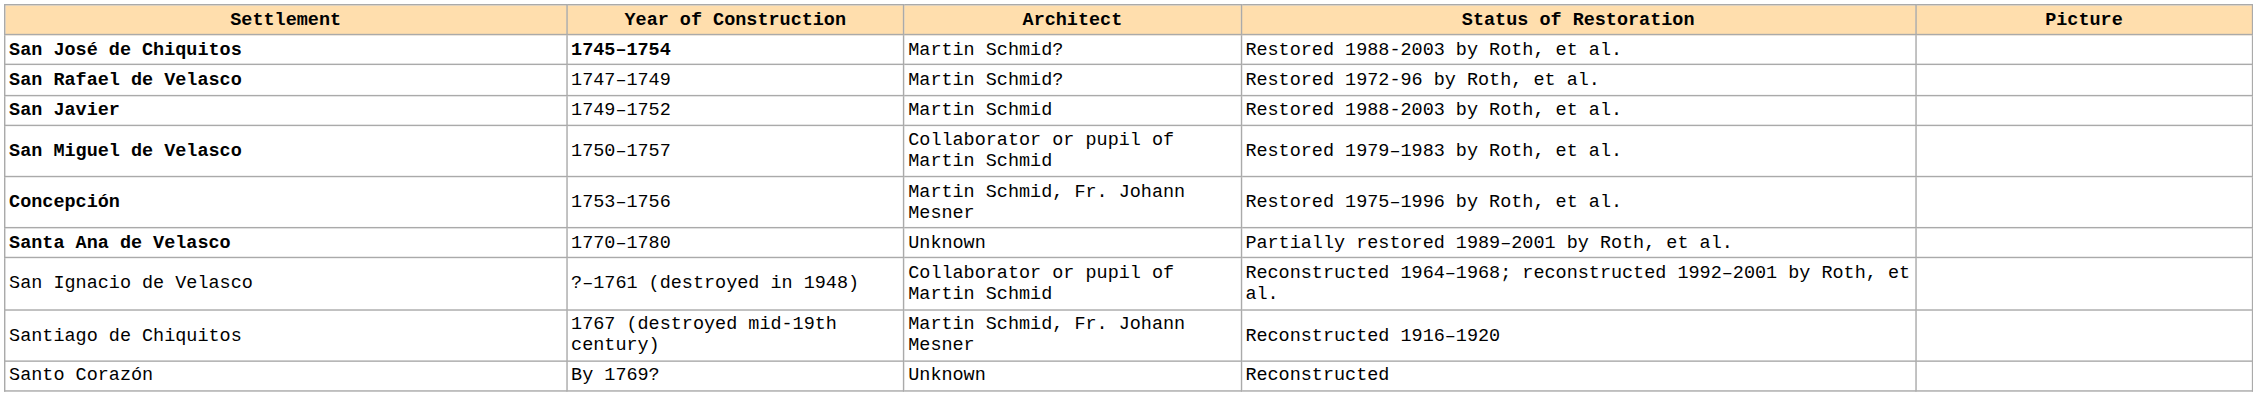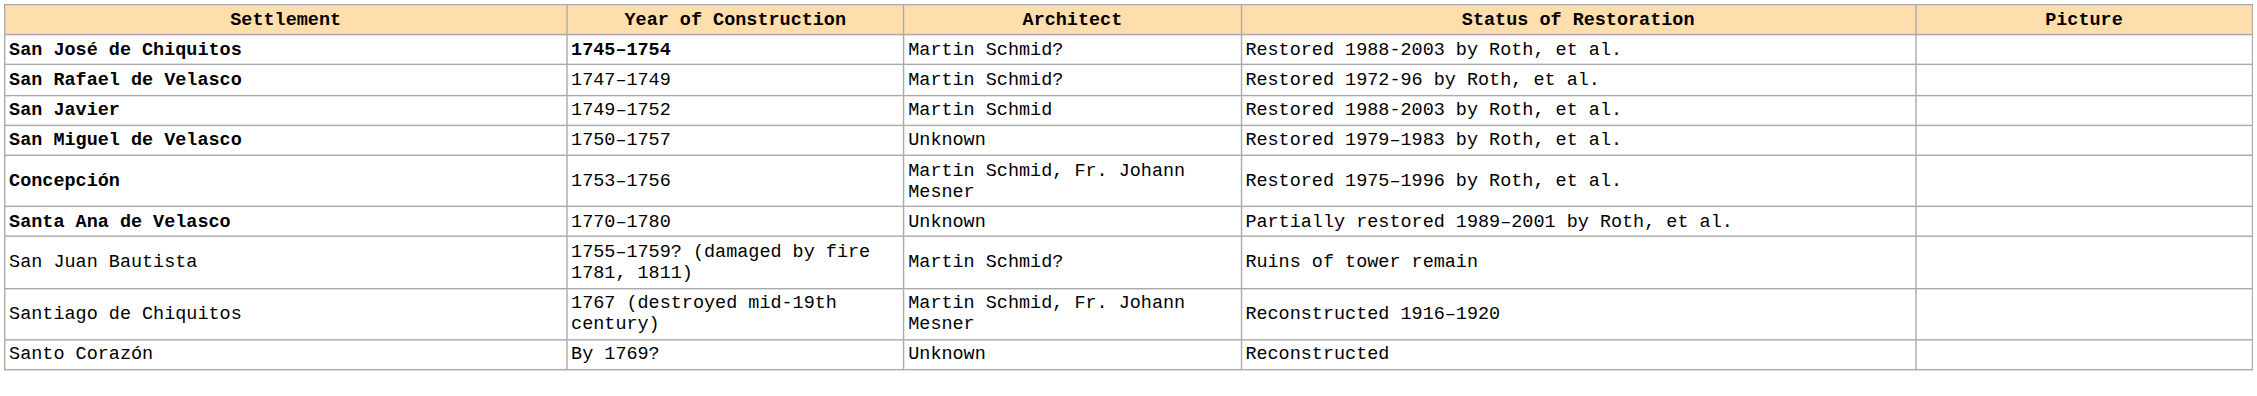(1041, 151) Collaborator or pupil of Martin Schmid -> (947, 140) Unknown
- row: (131, 284)
+ row: (103, 262)
